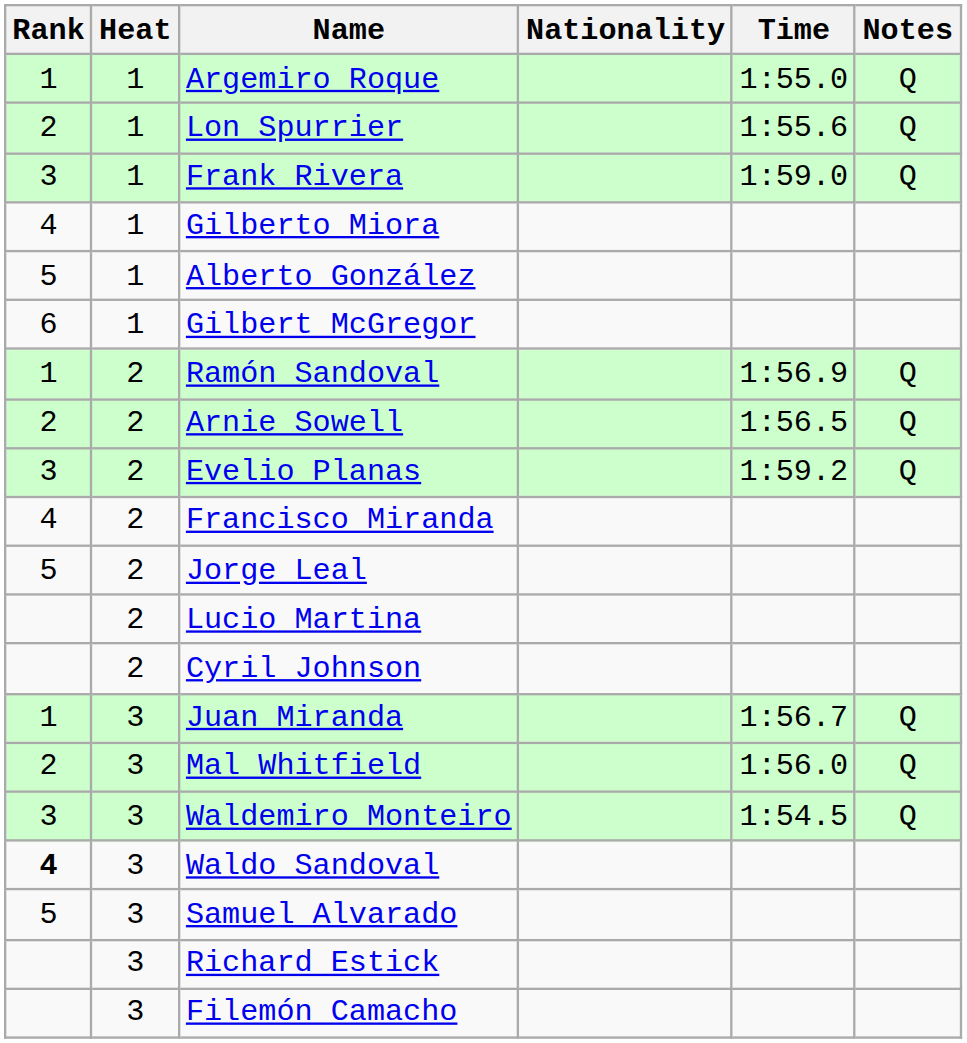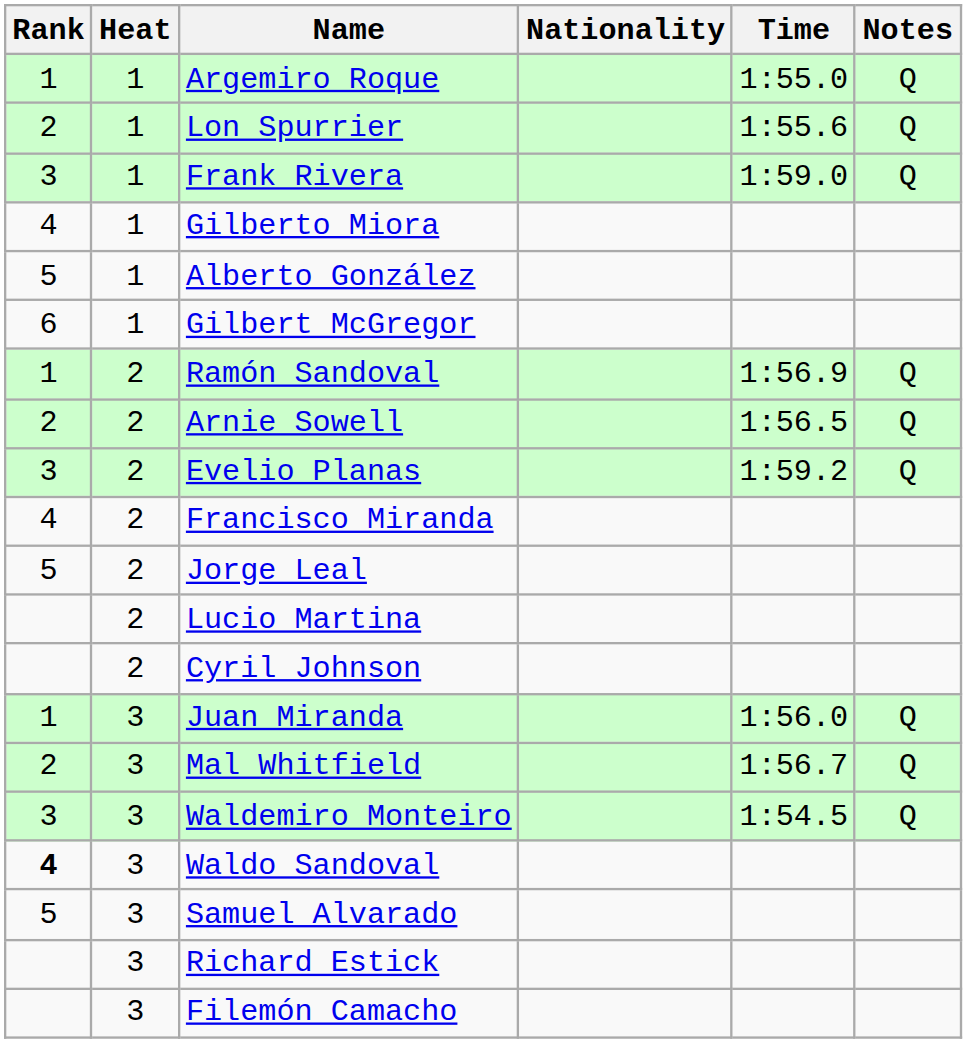(794, 718) 1:56.7 -> (794, 718) 1:56.0
(794, 767) 1:56.0 -> (794, 767) 1:56.7
